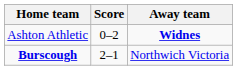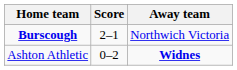rows swapped: (48, 34) <-> (48, 55)
